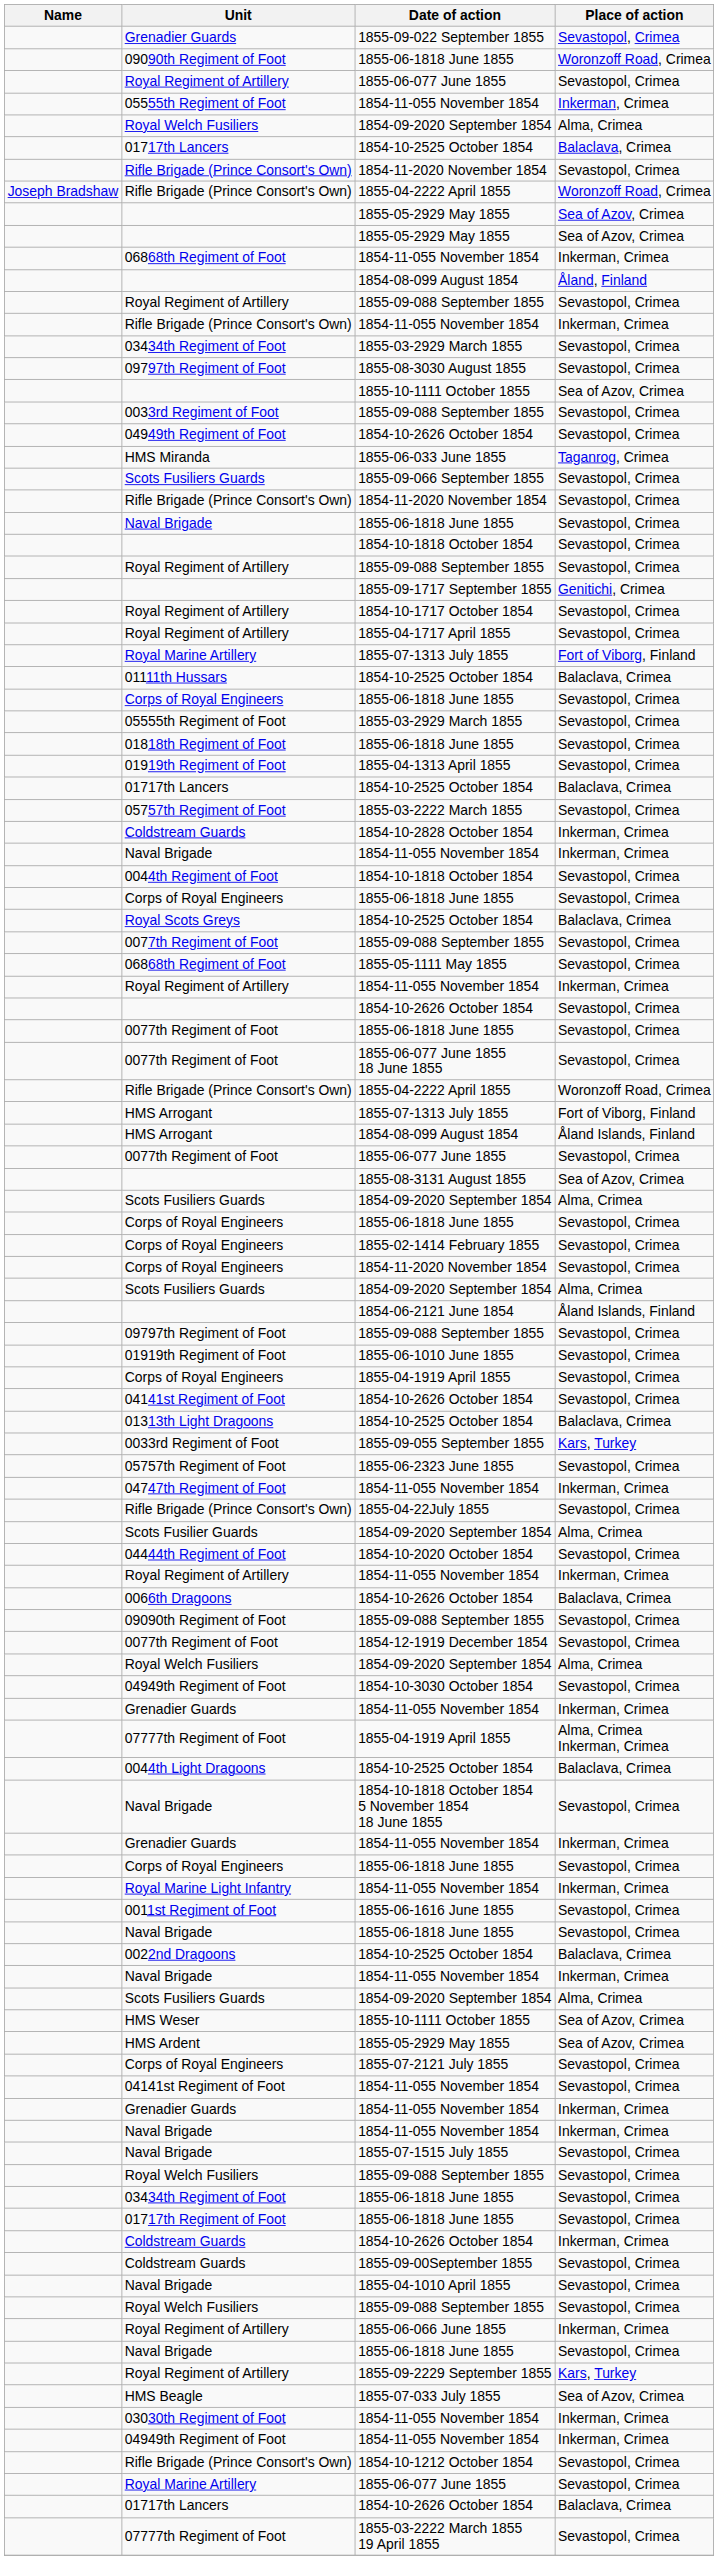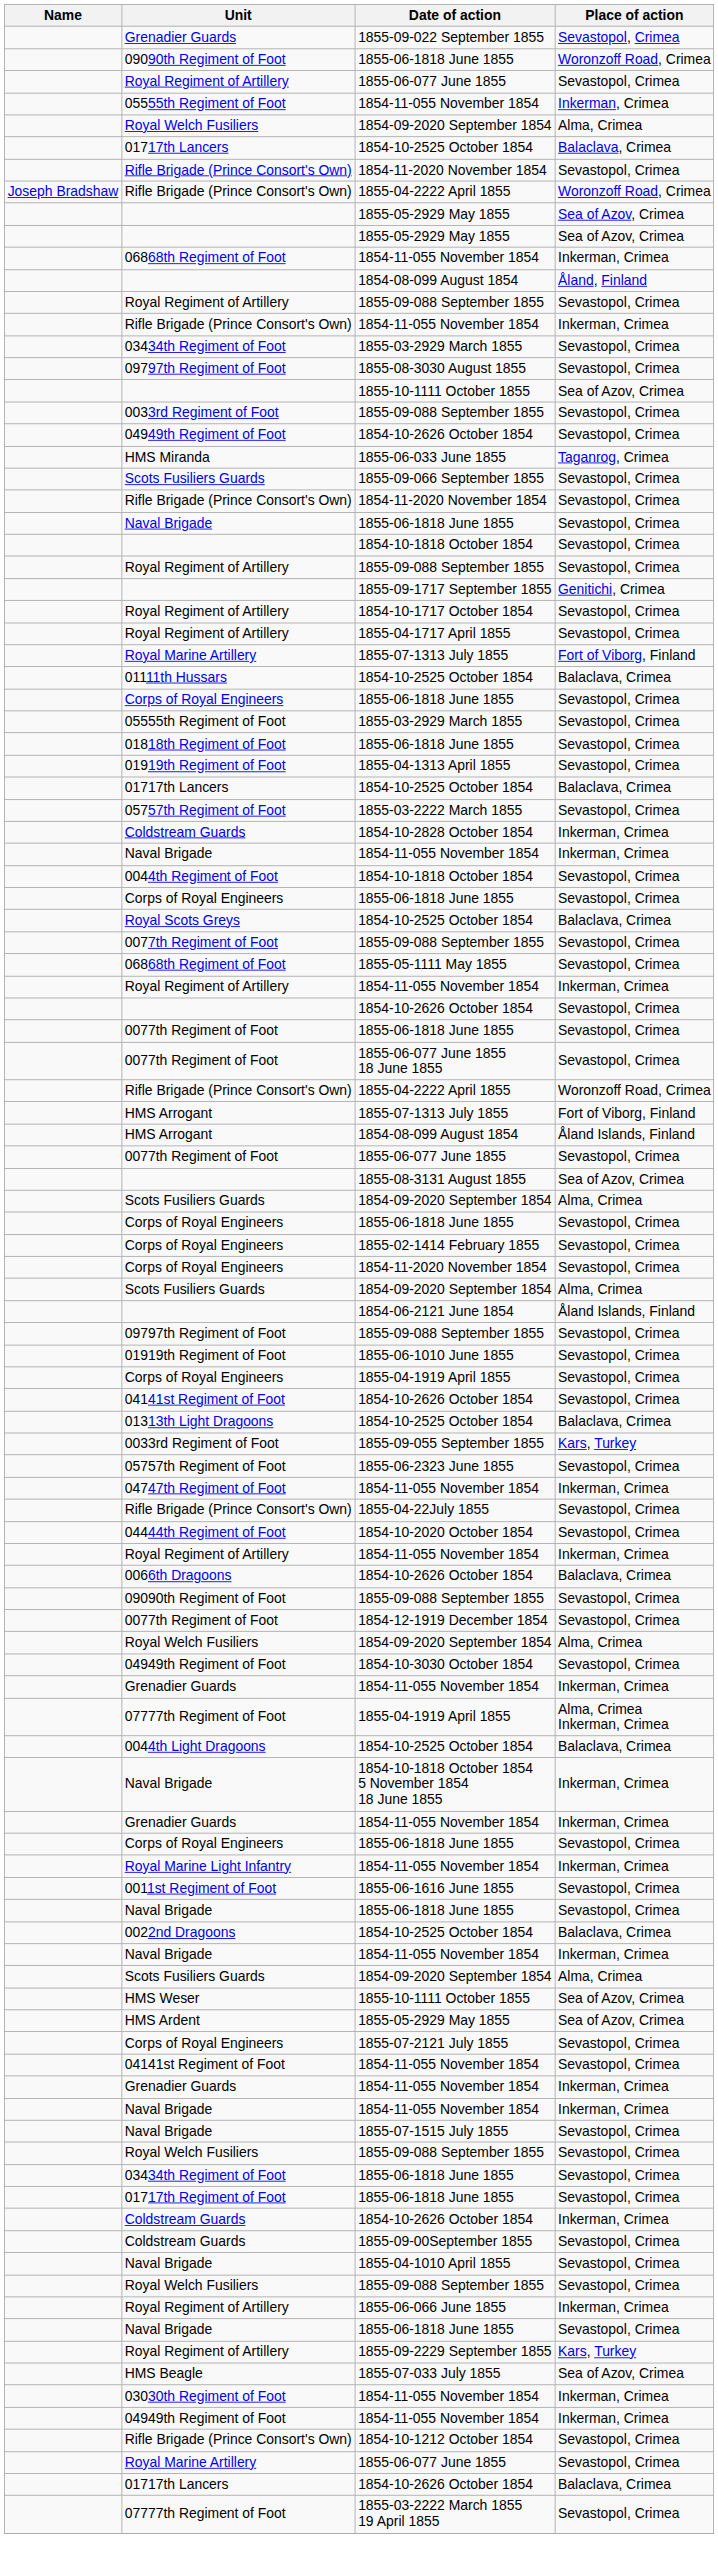- row: (191, 1532)
(619, 1806) Sevastopol, Crimea -> (613, 1784) Inkerman, Crimea
